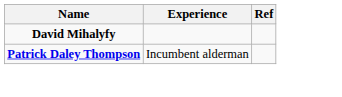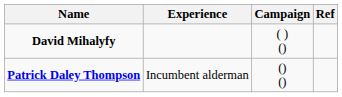+ column: (282, 14)
